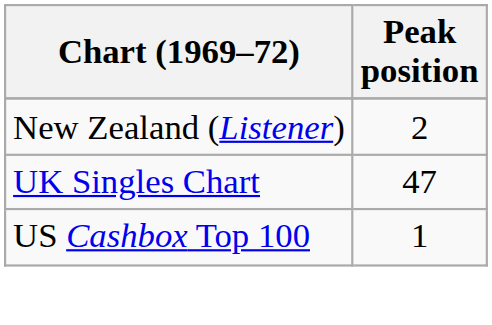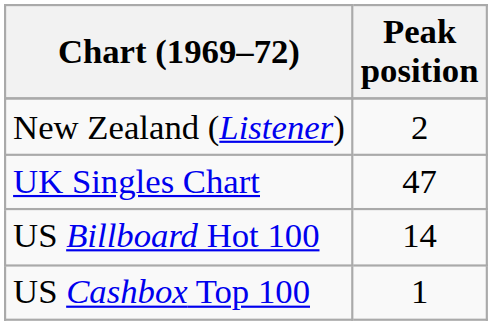+ row: (166, 236)
